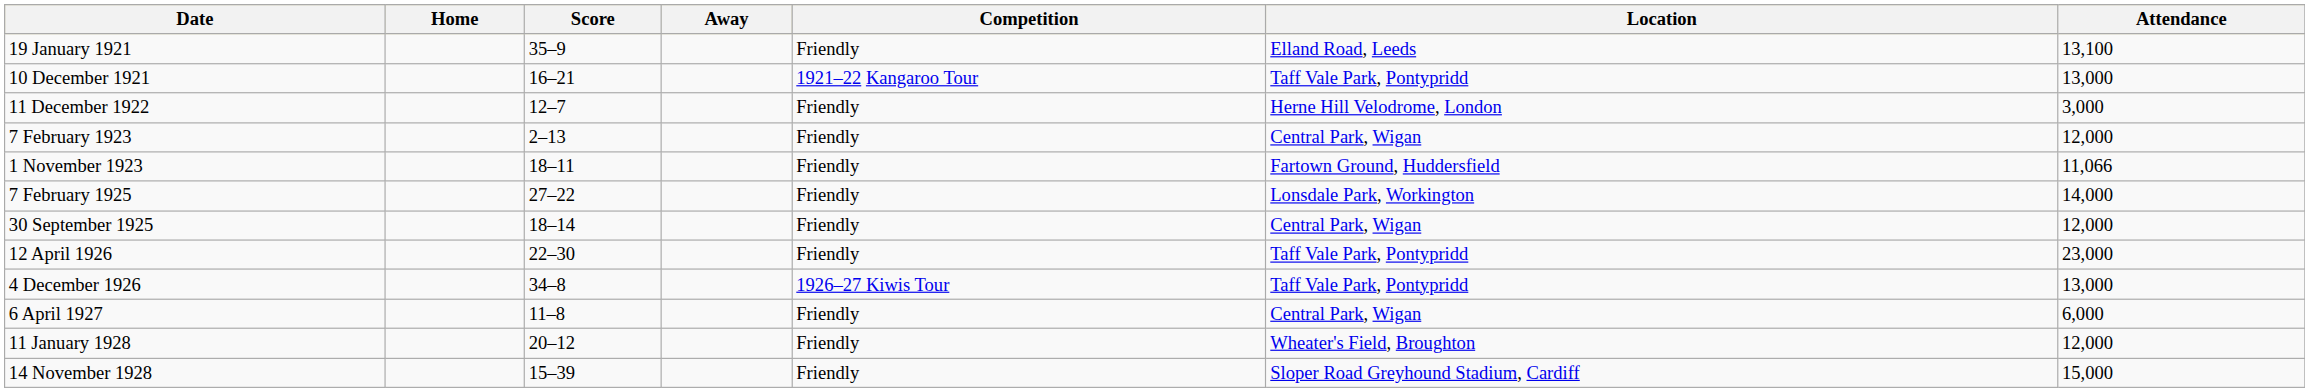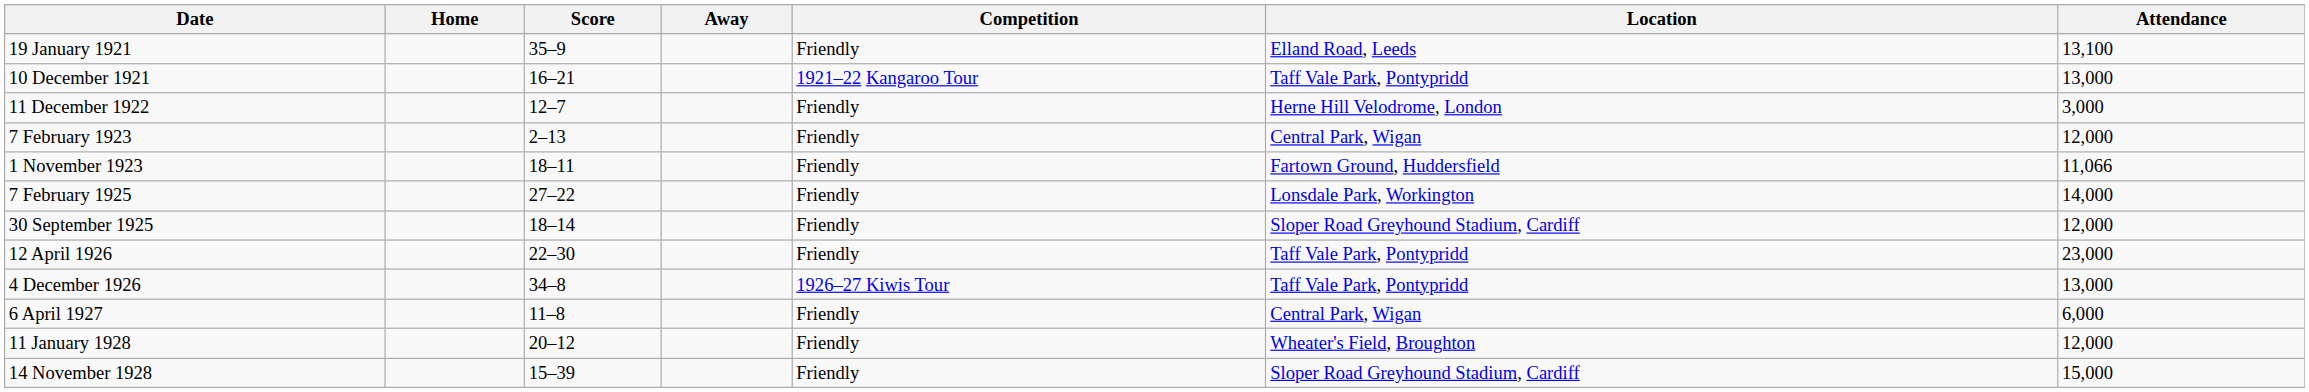(1346, 225) Central Park, Wigan -> (1425, 225) Sloper Road Greyhound Stadium, Cardiff
